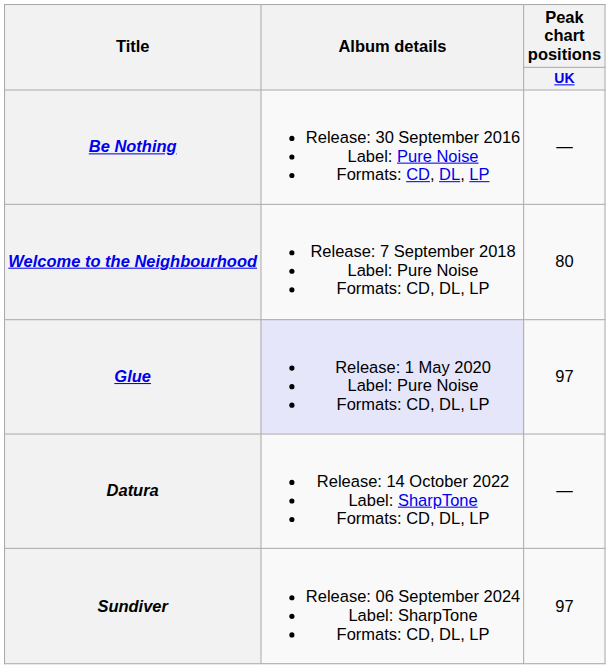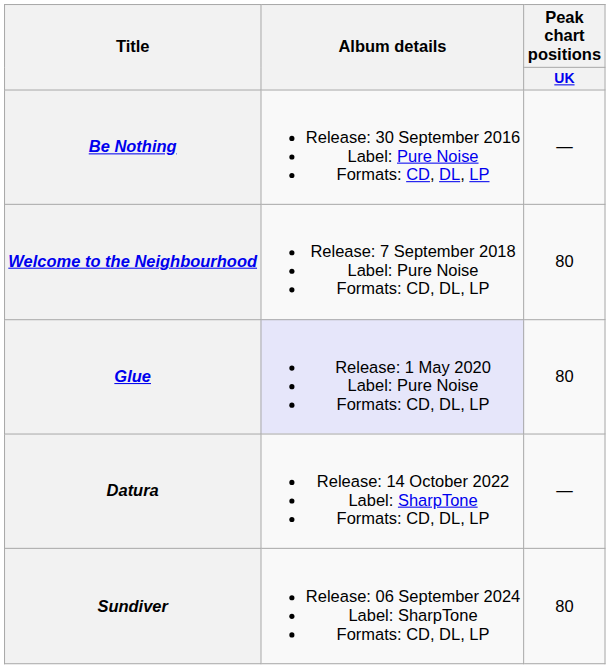(564, 376) 97 -> (564, 376) 80
(564, 606) 97 -> (564, 606) 80
